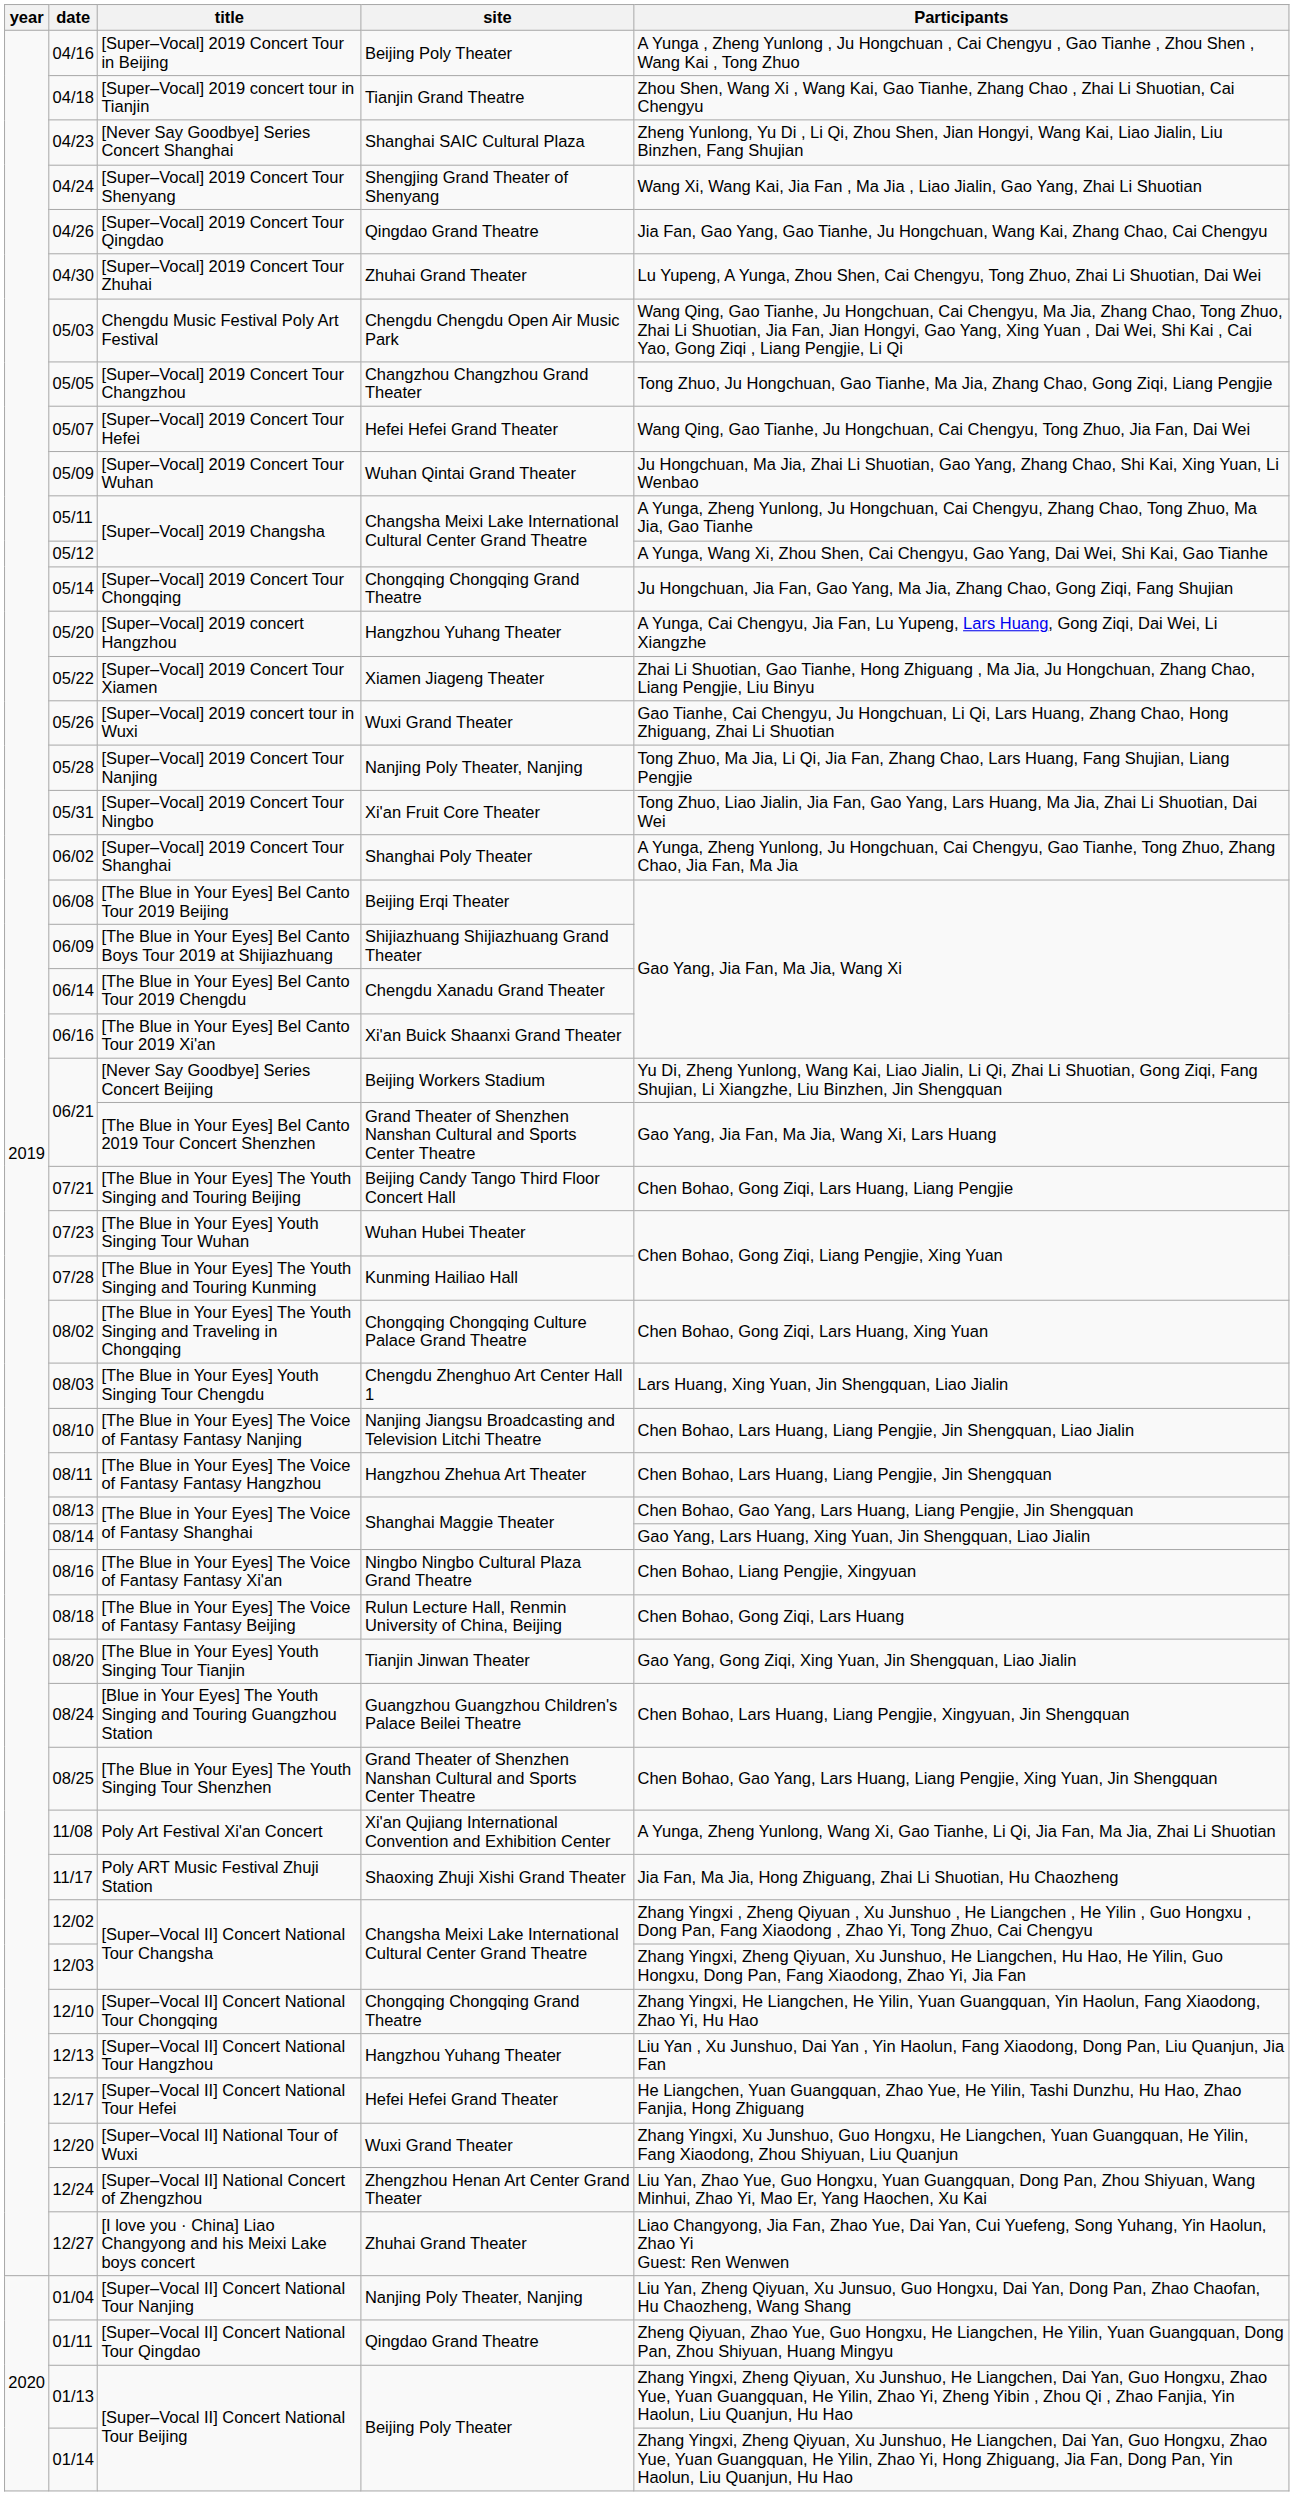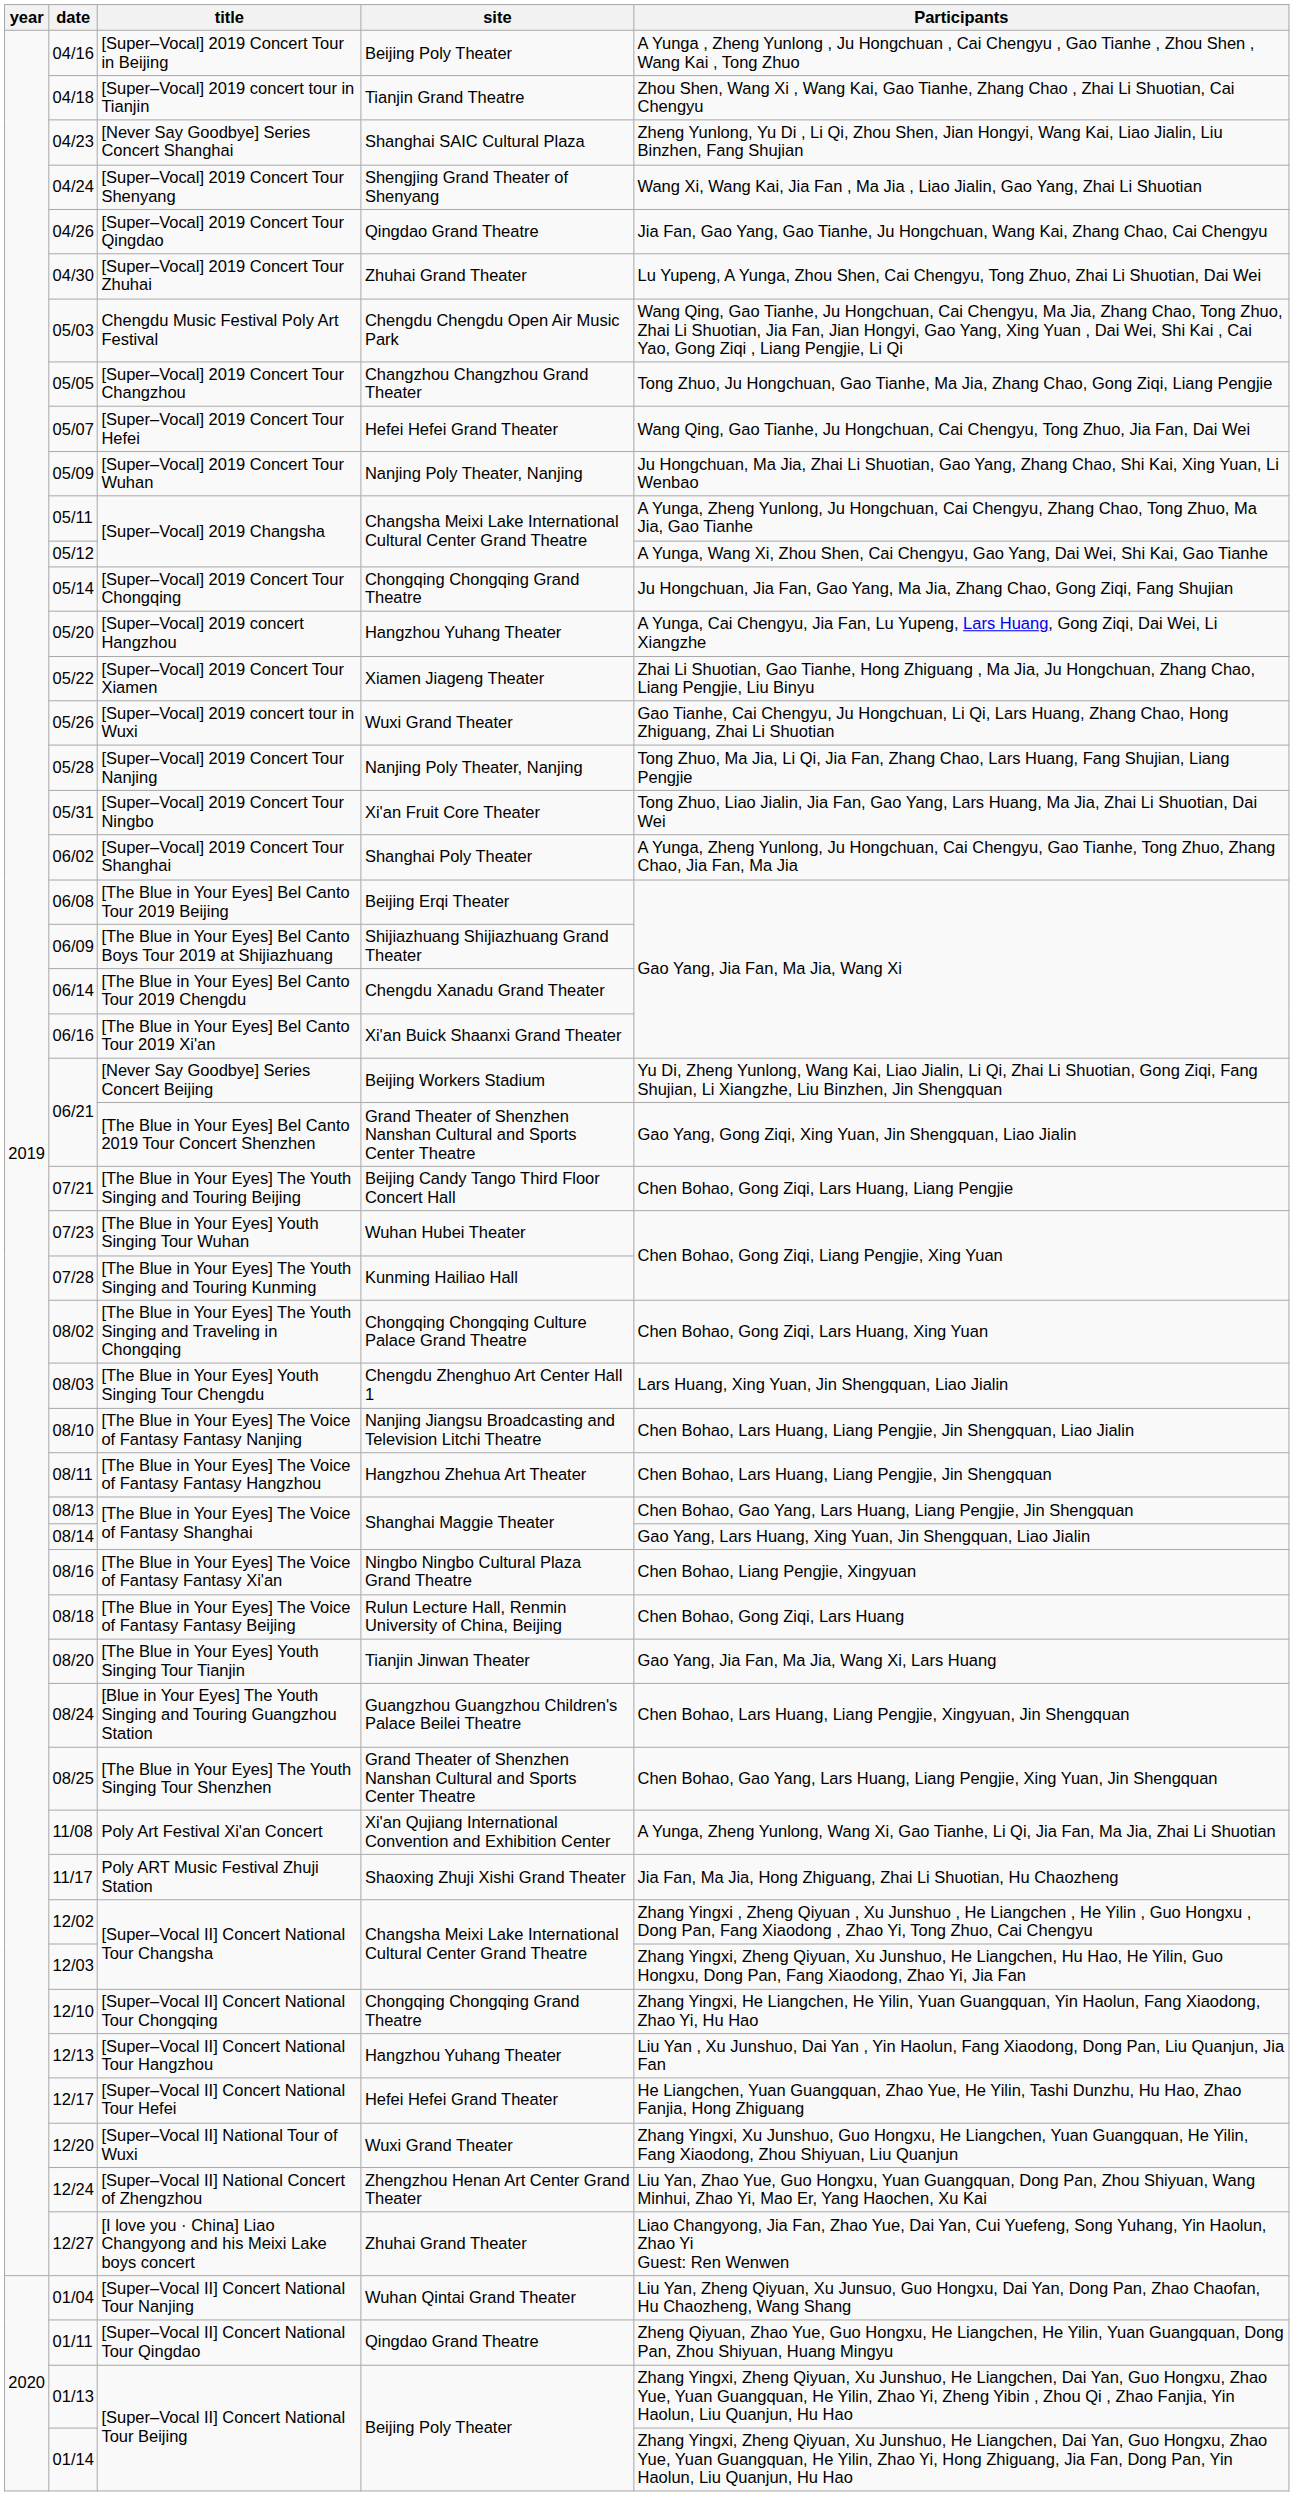(470, 473) Wuhan Qintai Grand Theater -> (474, 473) Nanjing Poly Theater, Nanjing
(817, 1134) Gao Yang, Jia Fan, Ma Jia, Wang Xi, Lars Huang -> (857, 1134) Gao Yang, Gong Ziqi, Xing Yuan, Jin Shengquan, Liao Jialin
(857, 1661) Gao Yang, Gong Ziqi, Xing Yuan, Jin Shengquan, Liao Jialin -> (817, 1661) Gao Yang, Jia Fan, Ma Jia, Wang Xi, Lars Huang
(474, 2297) Nanjing Poly Theater, Nanjing -> (470, 2297) Wuhan Qintai Grand Theater
